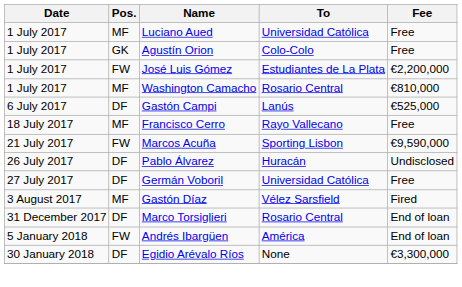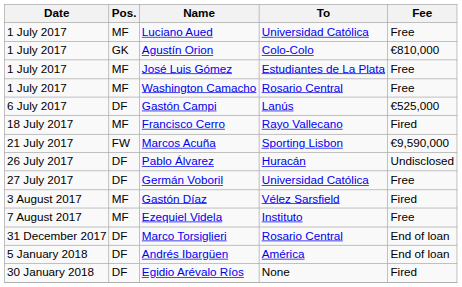(402, 50) Free -> (415, 50) €810,000
(121, 69) FW -> (120, 69) MF
(420, 69) €2,200,000 -> (402, 69) Free
(415, 87) €810,000 -> (402, 87) Free
(402, 124) Free -> (404, 124) Fired
+ row: (182, 217)
(121, 236) FW -> (120, 254) DF
(420, 254) €3,300,000 -> (404, 273) Fired
